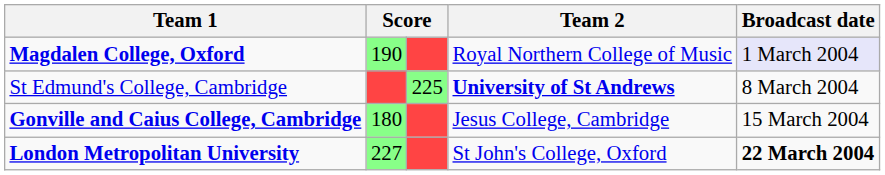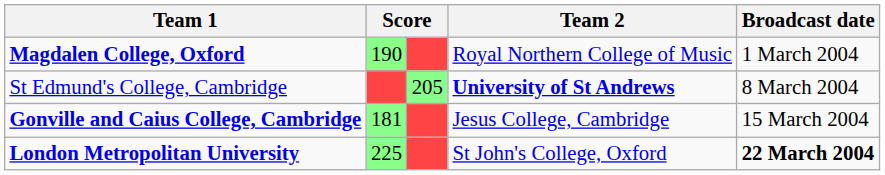(800, 53) lavender background -> (800, 53) no background
(427, 86) 225 -> (427, 86) 205
(387, 119) 180 -> (387, 119) 181
(387, 152) 227 -> (387, 152) 225
